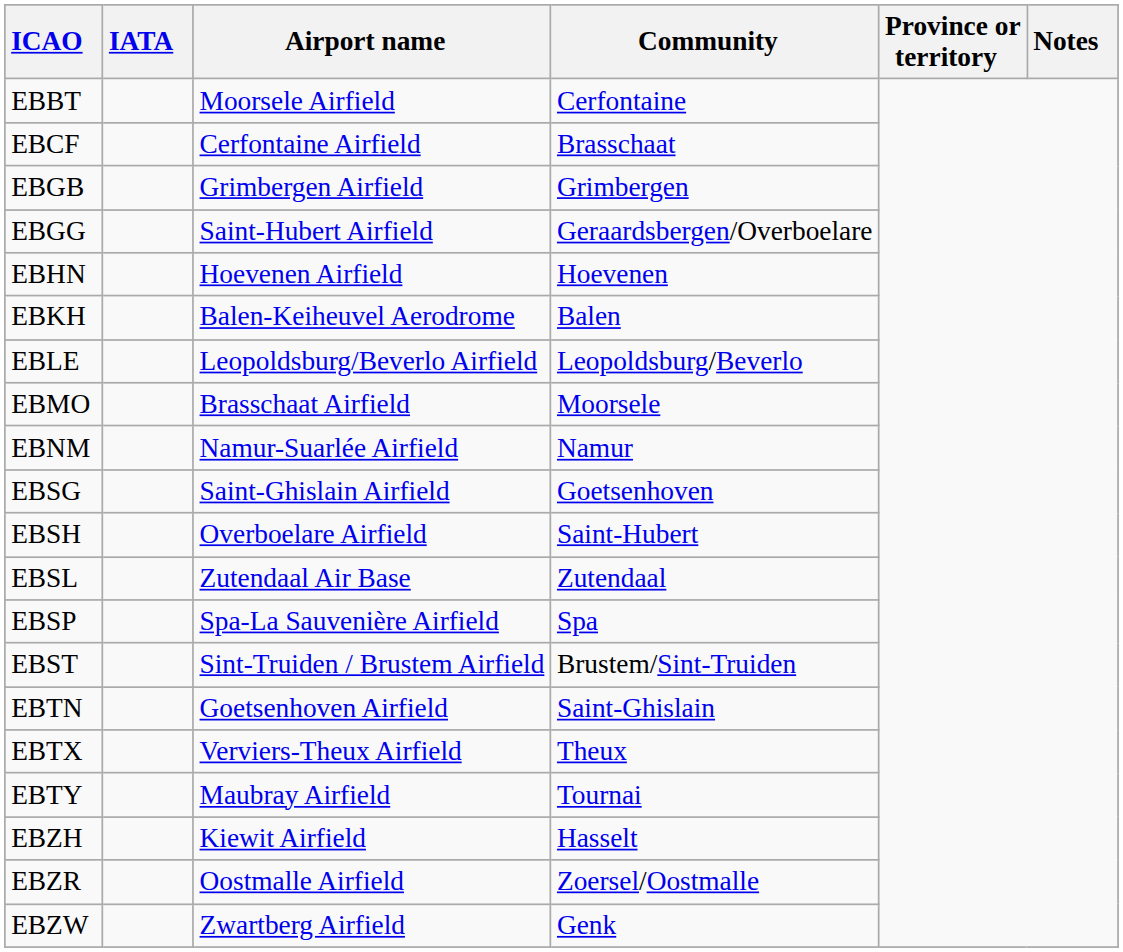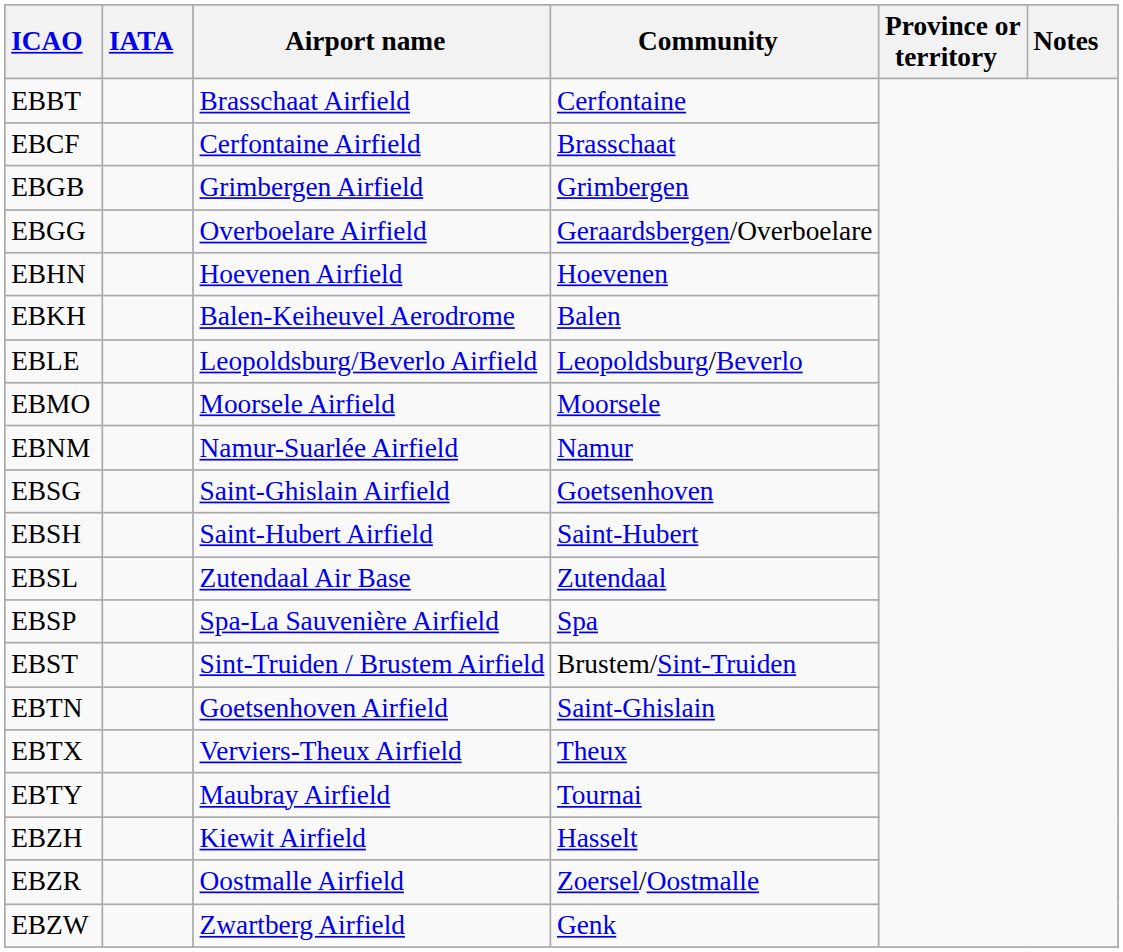(297, 100) Moorsele Airfield -> (305, 100) Brasschaat Airfield
(316, 230) Saint-Hubert Airfield -> (313, 230) Overboelare Airfield
(305, 404) Brasschaat Airfield -> (297, 404) Moorsele Airfield
(313, 534) Overboelare Airfield -> (316, 534) Saint-Hubert Airfield
